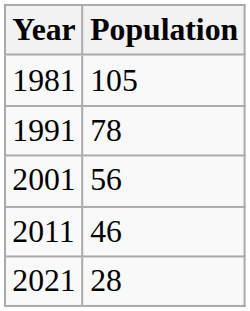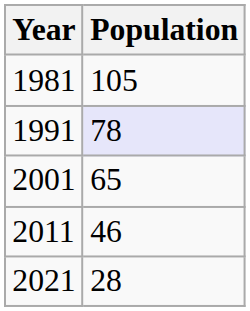(106, 130) no background -> (106, 130) lavender background
(106, 180) 56 -> (106, 180) 65
